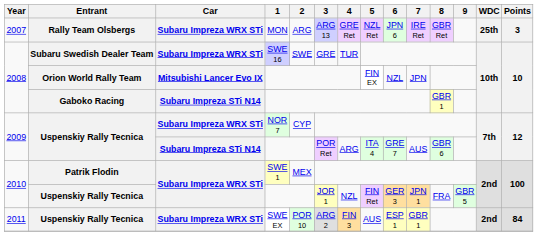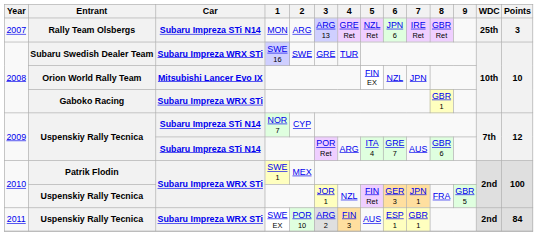(210, 30) Subaru Impreza WRX STi -> (210, 30) Subaru Impreza STi N14
(210, 101) Subaru Impreza STi N14 -> (210, 101) Subaru Impreza WRX STi
(210, 124) Subaru Impreza WRX STi -> (210, 124) Subaru Impreza STi N14
